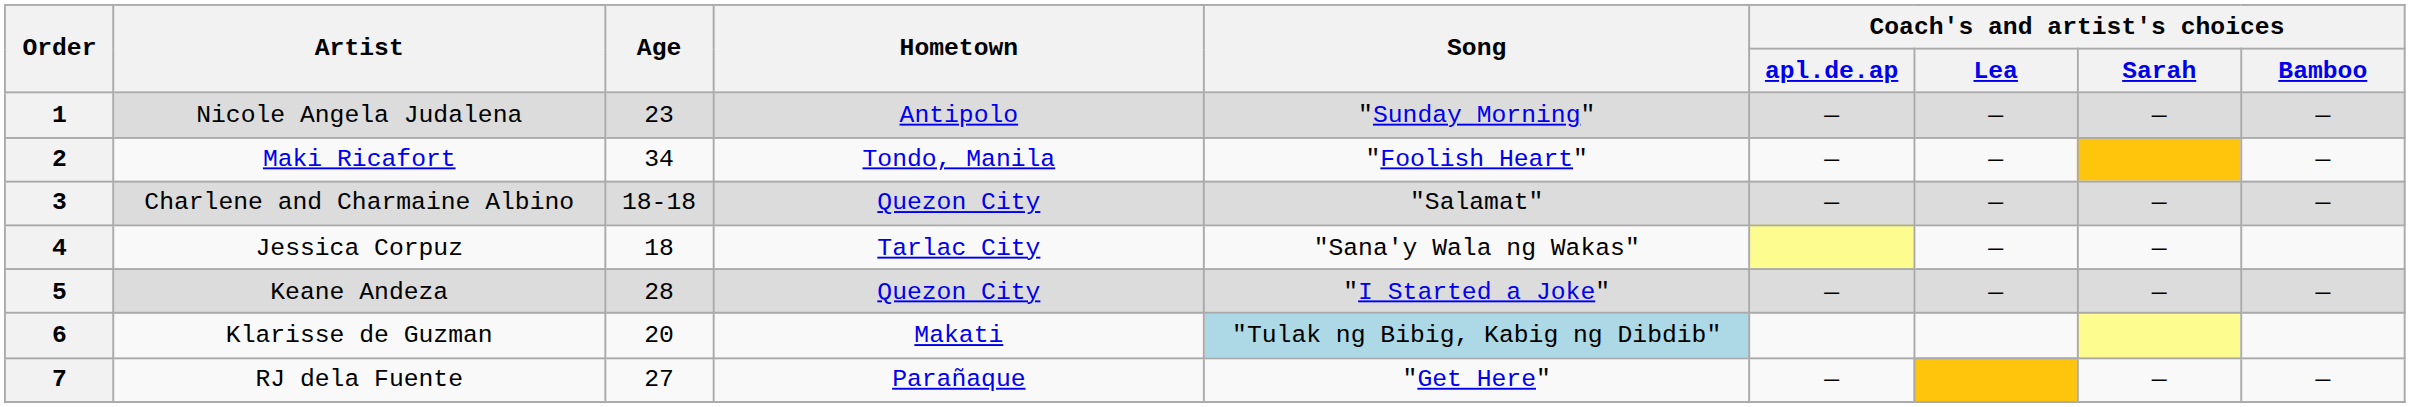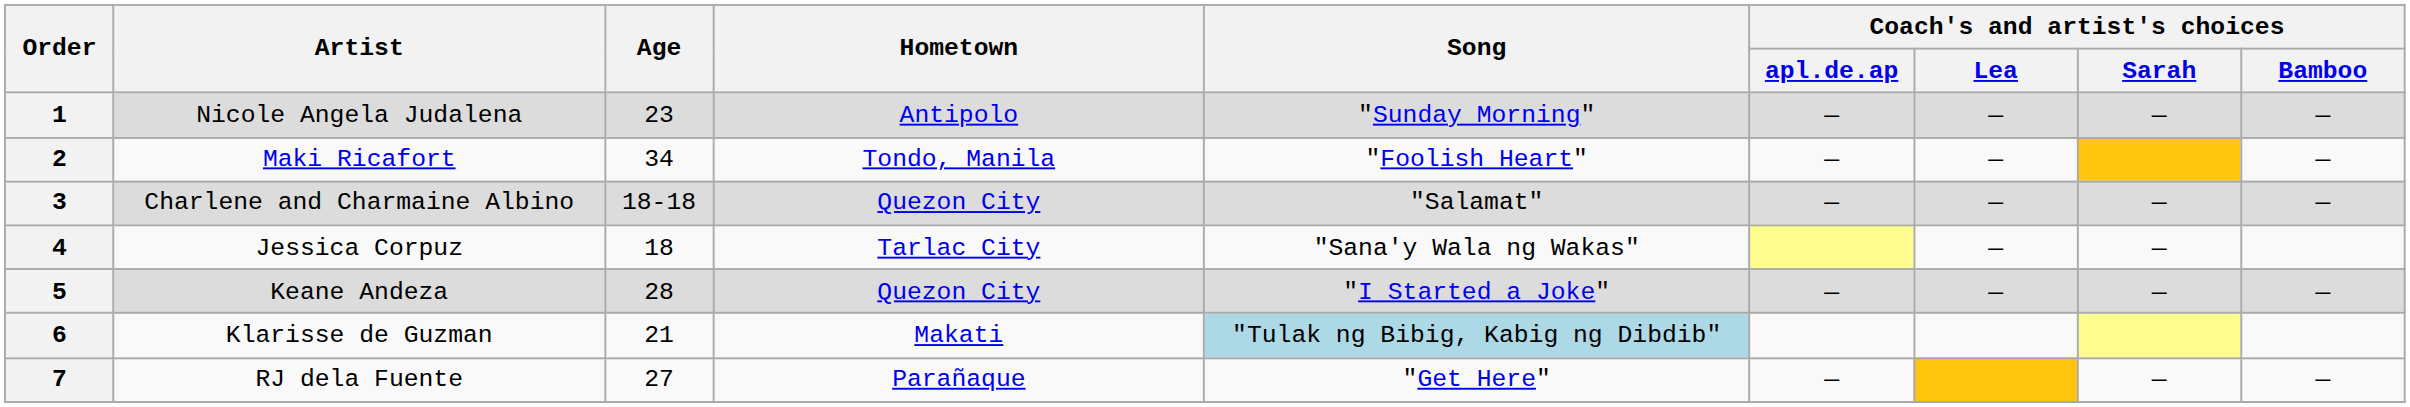(659, 335) 20 -> (659, 335) 21
